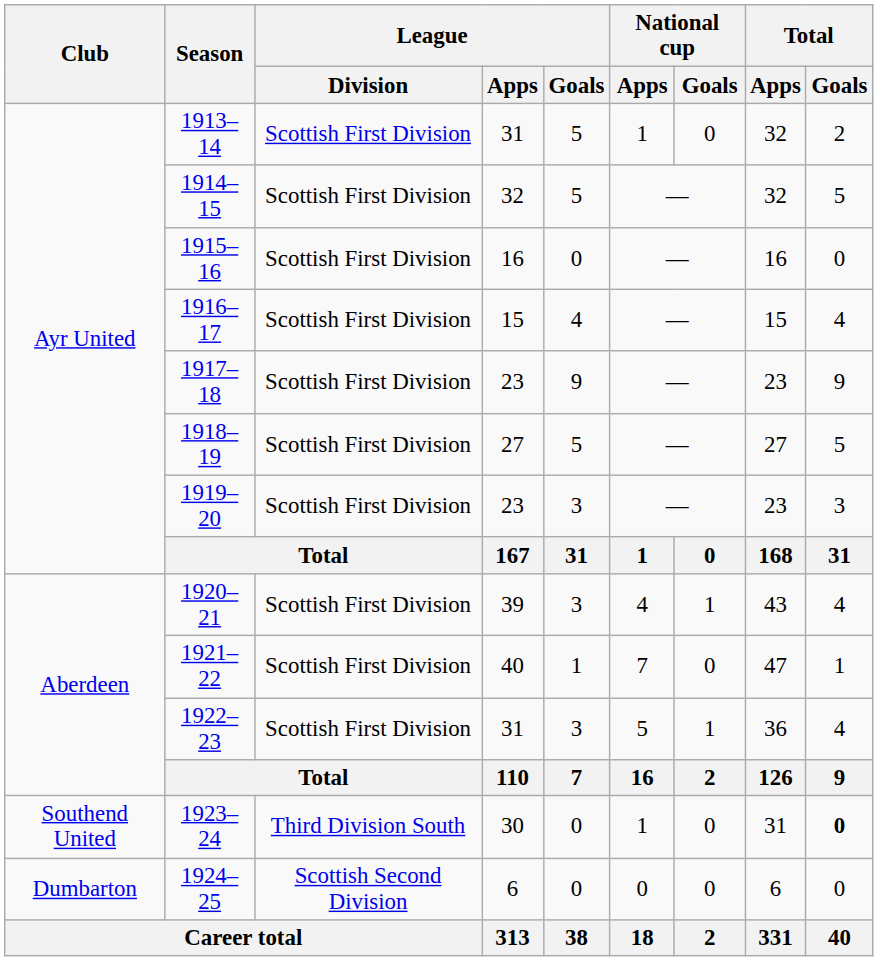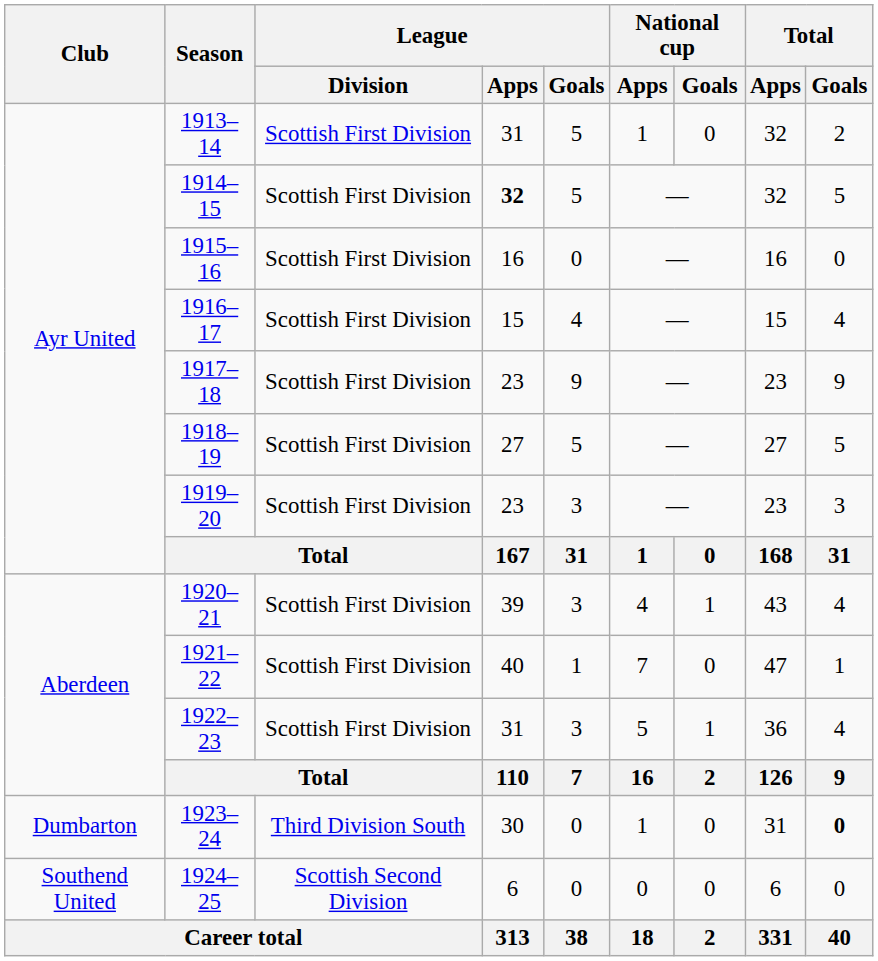(513, 195) normal -> (513, 195) bold
(85, 826) Southend United -> (85, 826) Dumbarton
(85, 888) Dumbarton -> (85, 888) Southend United
